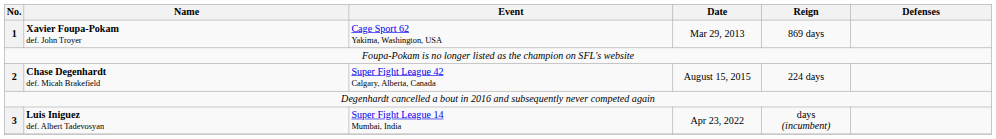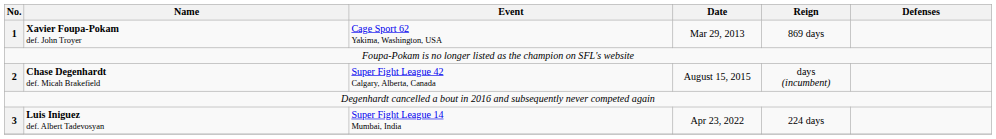(806, 77) 224 days -> (806, 77) days (incumbent)
(806, 120) days (incumbent) -> (806, 120) 224 days
